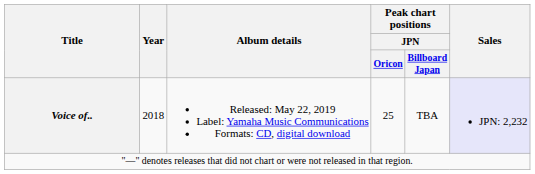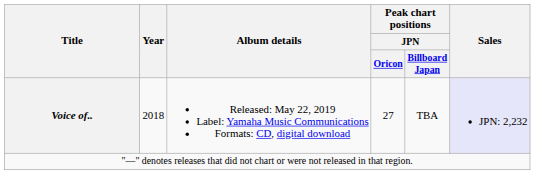(388, 115) 25 -> (388, 115) 27
